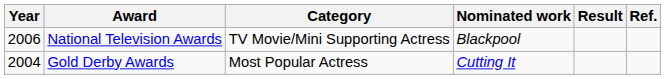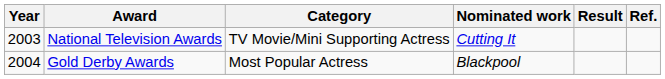(24, 39) 2006 -> (24, 39) 2003
(488, 39) Blackpool -> (486, 39) Cutting It
(486, 62) Cutting It -> (488, 62) Blackpool
